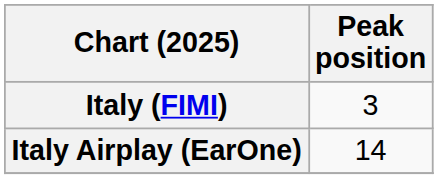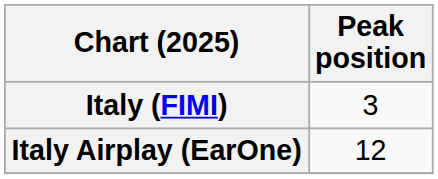(371, 150) 14 -> (371, 150) 12
